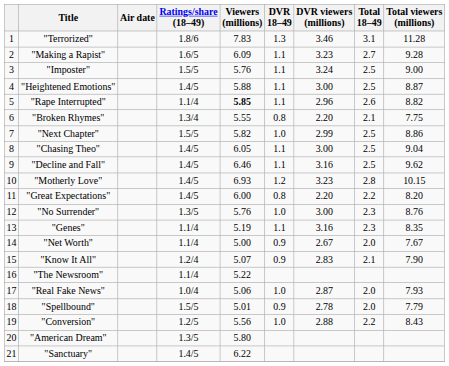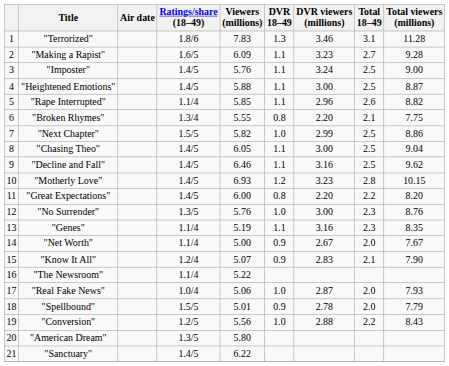(188, 70) 1.5/5 -> (188, 70) 1.4/5
(242, 102) bold -> (242, 102) normal
